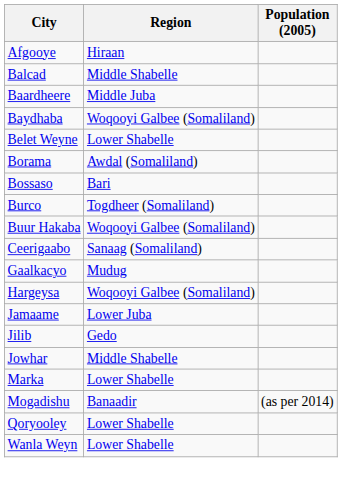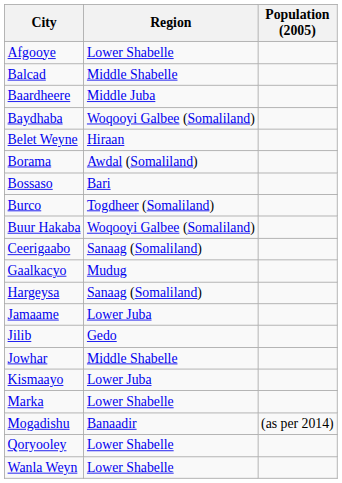(106, 52) Hiraan -> (130, 52) Lower Shabelle
(130, 140) Lower Shabelle -> (106, 140) Hiraan
(171, 292) Woqooyi Galbee (Somaliland) -> (144, 292) Sanaag (Somaliland)
+ row: (35, 380)
